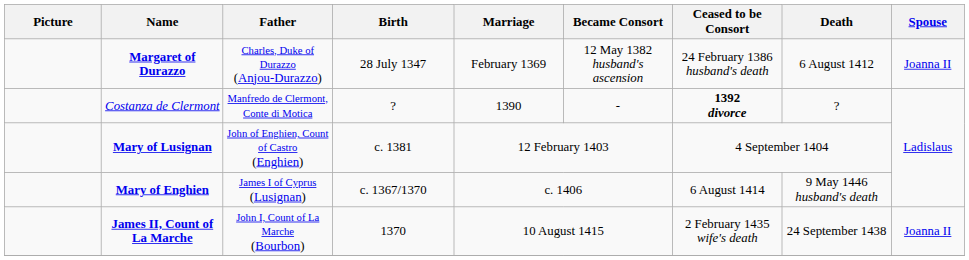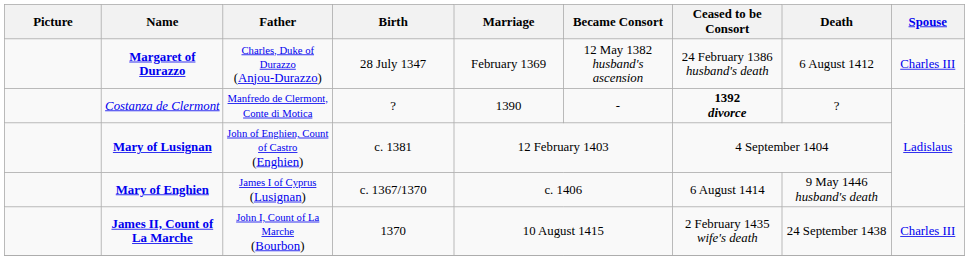(928, 63) Joanna II -> (928, 63) Charles III
(928, 231) Joanna II -> (928, 231) Charles III
